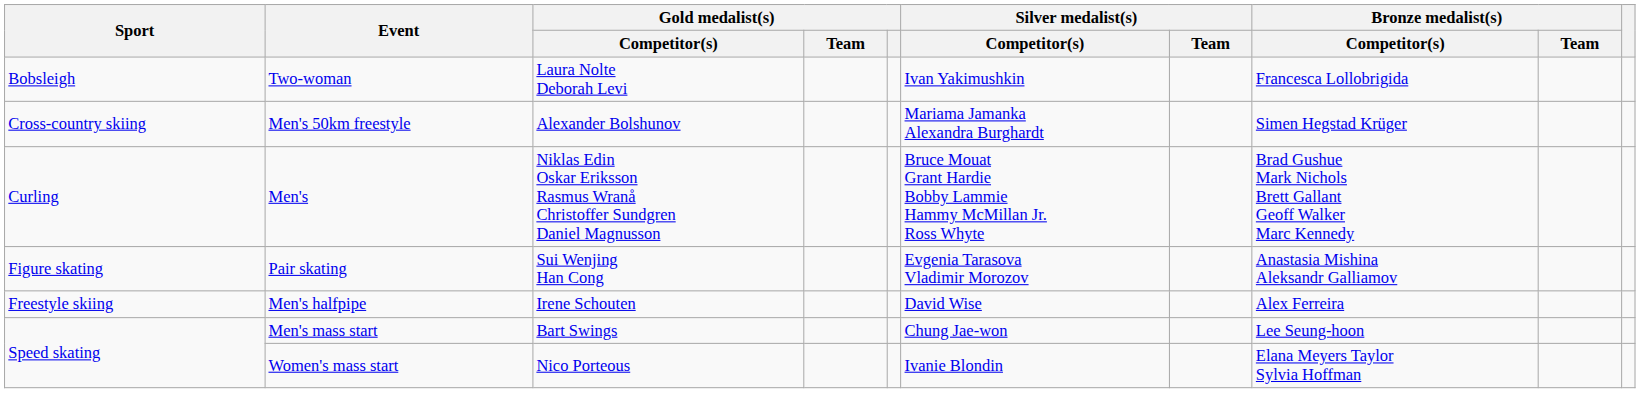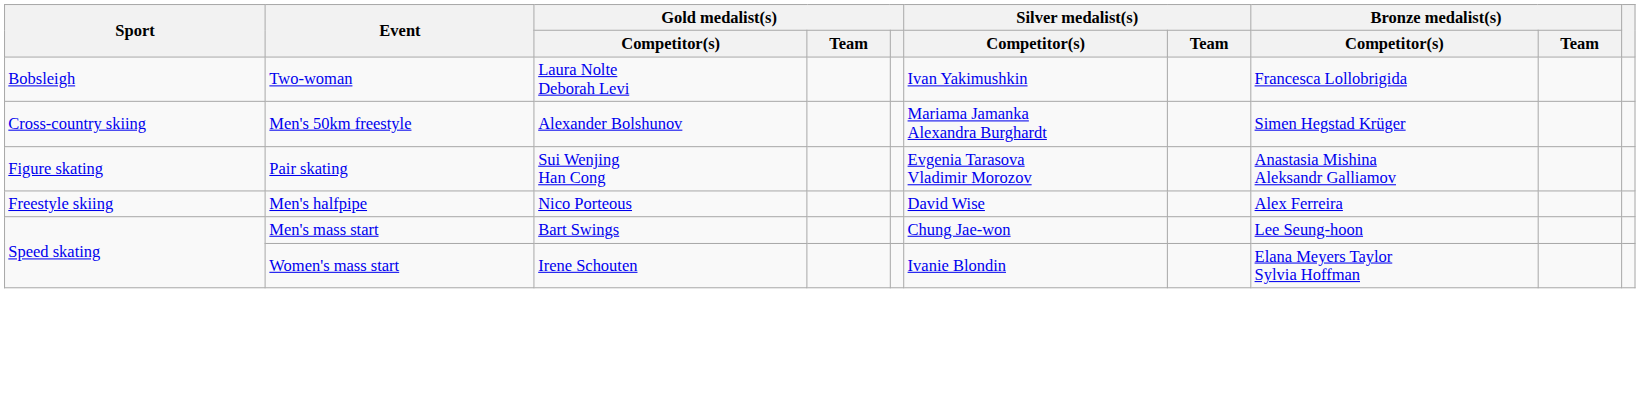- row: (288, 196)
(586, 304) Irene Schouten -> (585, 203) Nico Porteous
(583, 365) Nico Porteous -> (588, 265) Irene Schouten
